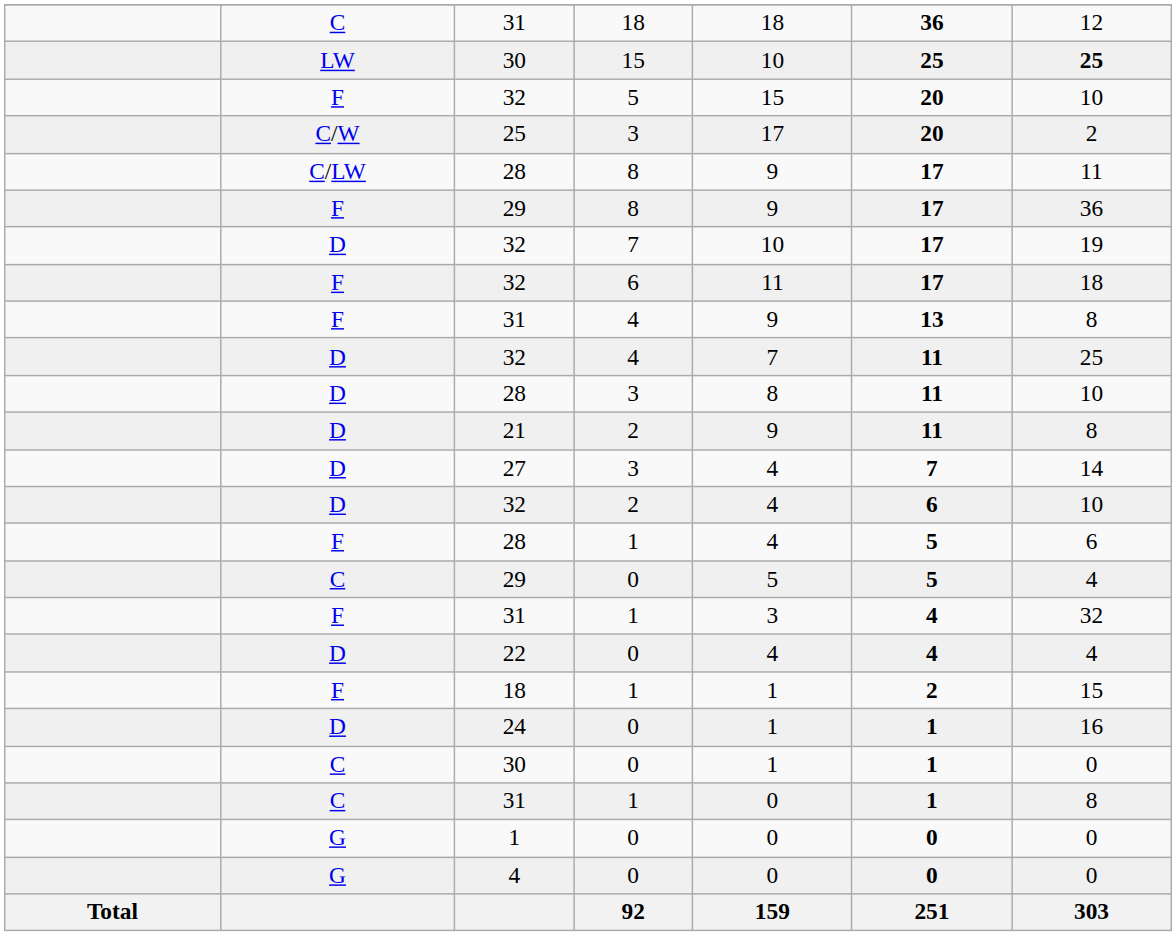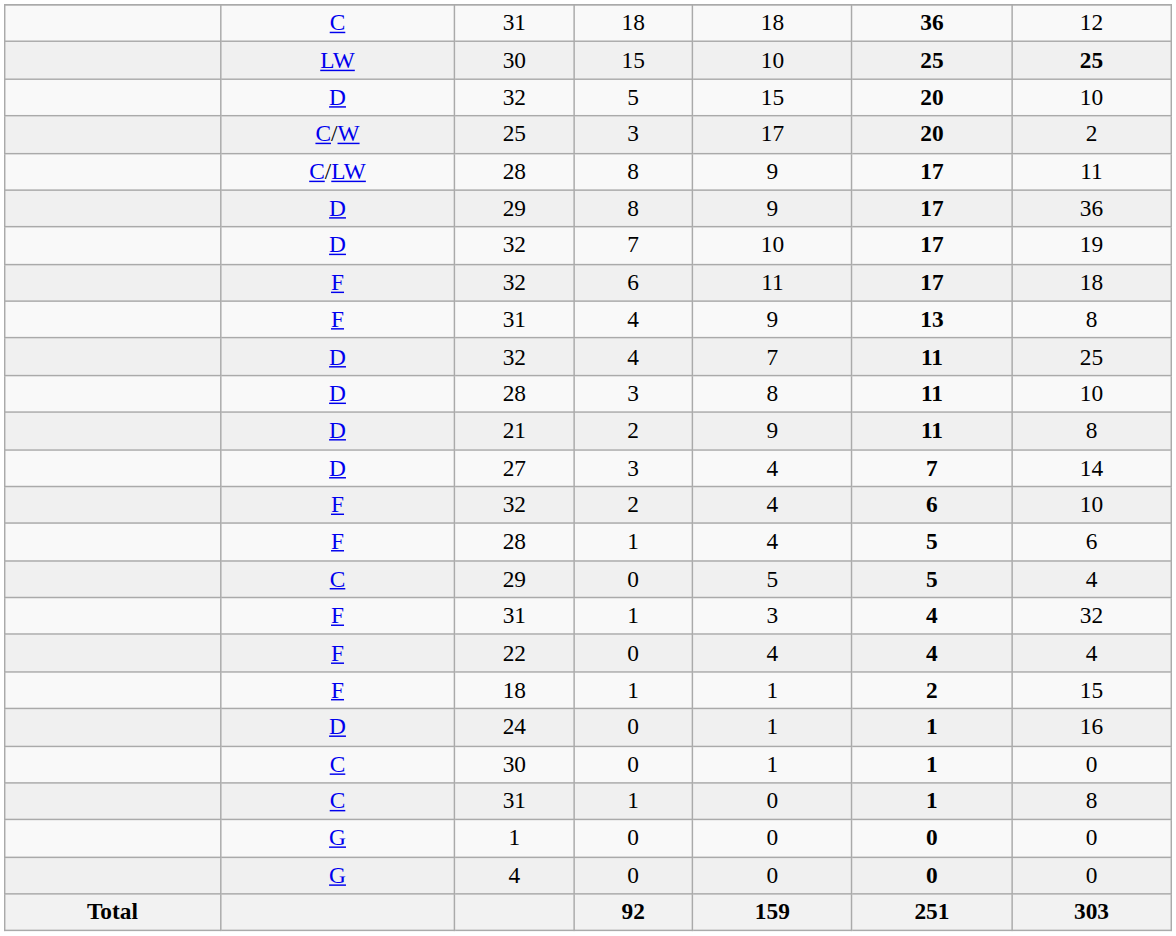(338, 97) F -> (338, 97) D
(338, 208) F -> (338, 208) D
(338, 504) D -> (338, 504) F
(338, 652) D -> (338, 652) F
